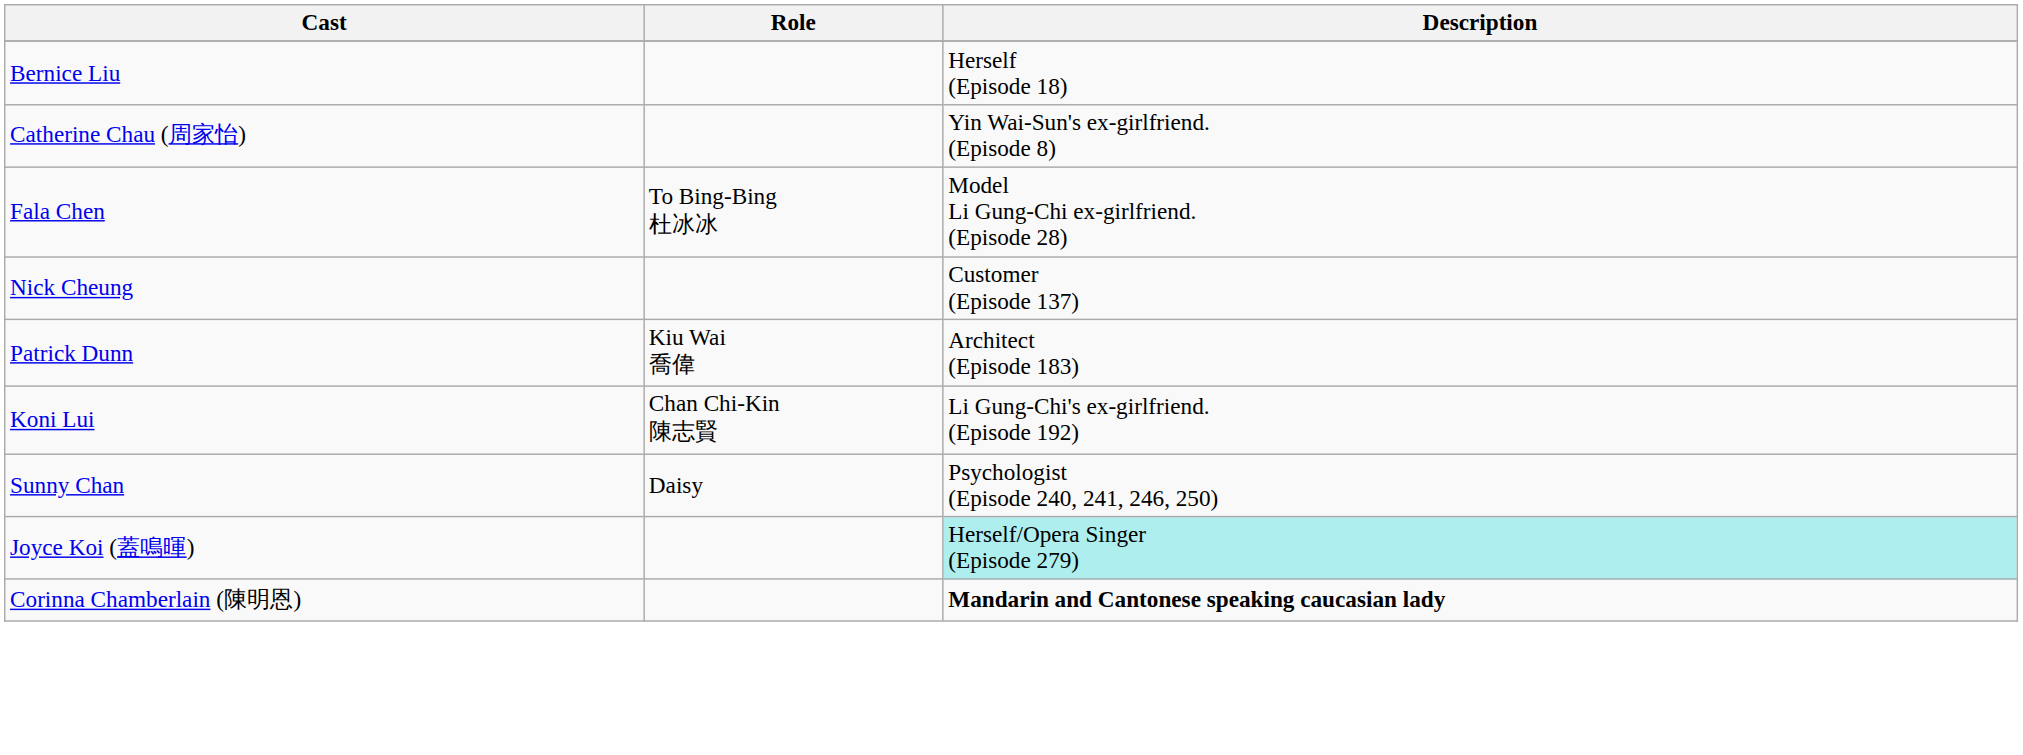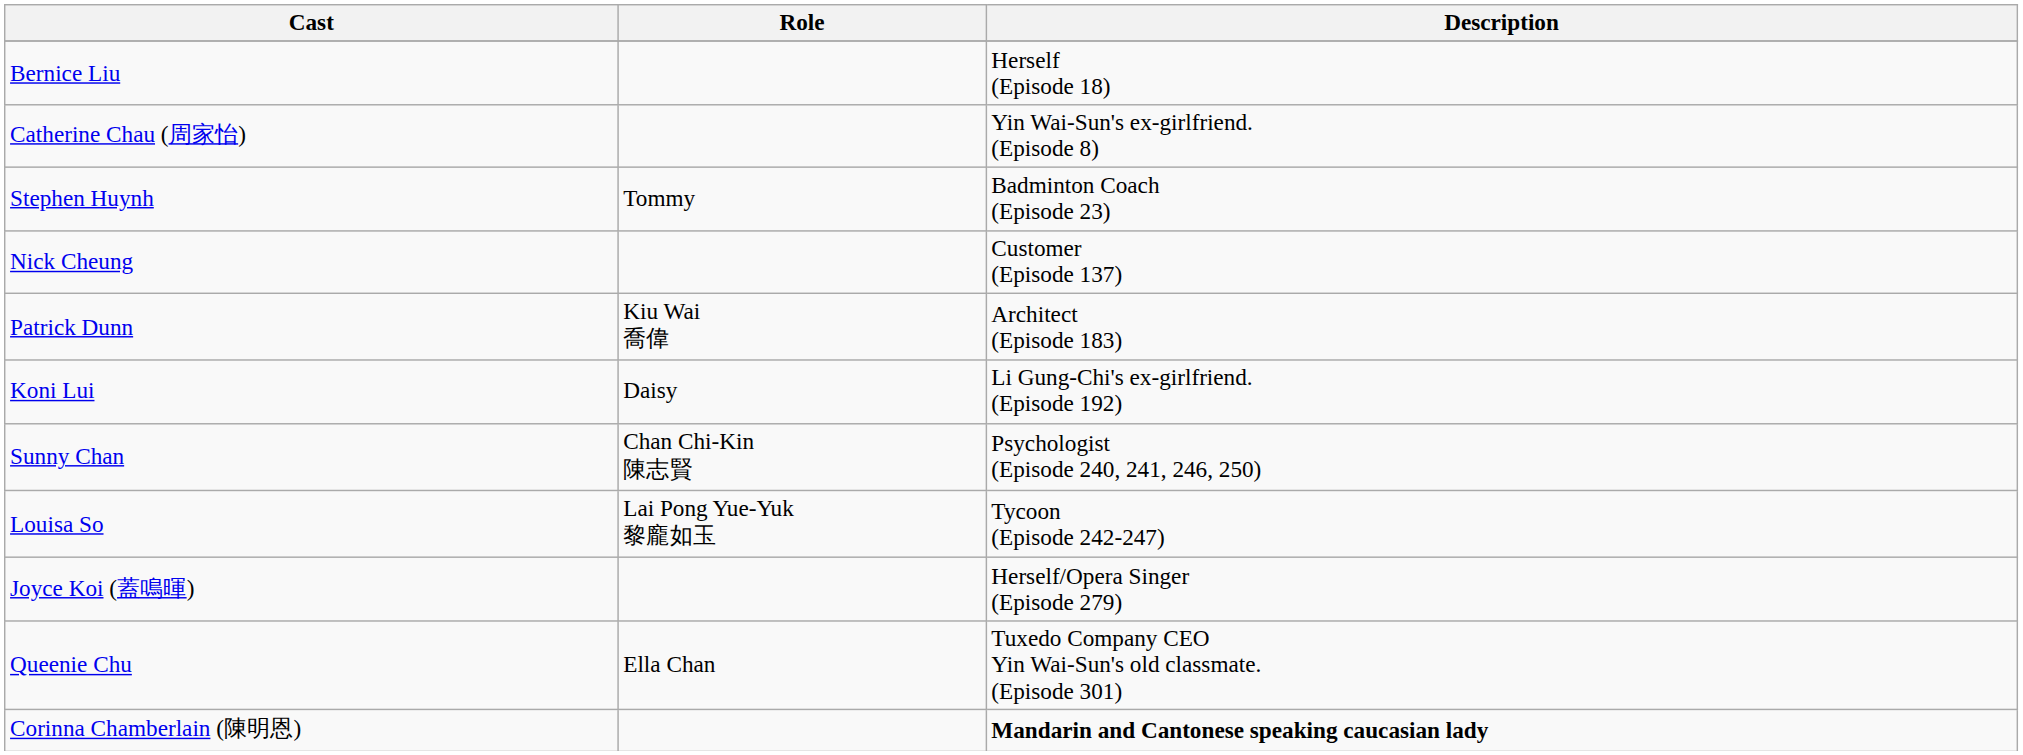+ row: (82, 198)
- row: (57, 211)
(714, 418) Chan Chi-Kin 陳志賢 -> (650, 391) Daisy
(676, 484) Daisy -> (689, 455) Chan Chi-Kin 陳志賢
+ row: (57, 523)
(1047, 547) paleturquoise background -> (1090, 588) no background
+ row: (71, 664)
